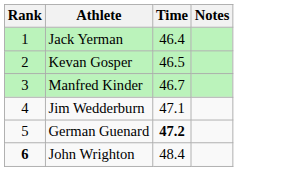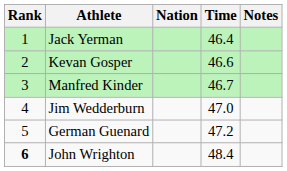+ column: (177, 16)
(172, 62) 46.5 -> (221, 62) 46.6
(172, 108) 47.1 -> (221, 108) 47.0
(172, 131) bold -> (221, 131) normal
